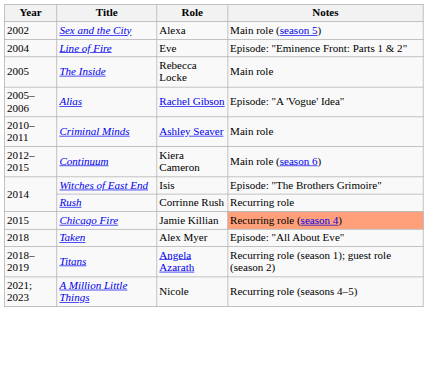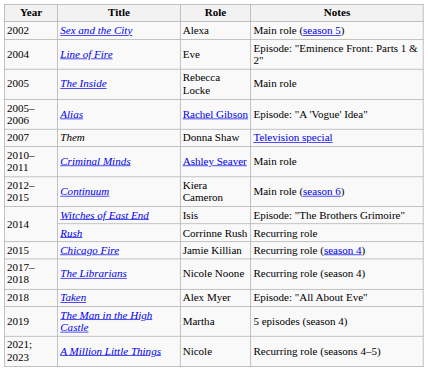+ row: (73, 138)
(286, 220) lightsalmon background -> (309, 250) no background
+ row: (94, 274)
- row: (73, 261)
+ row: (106, 321)
